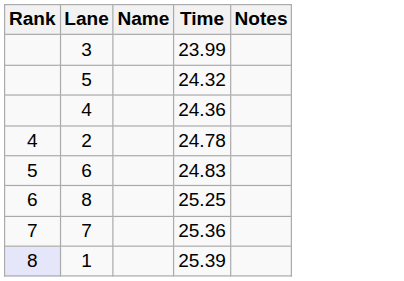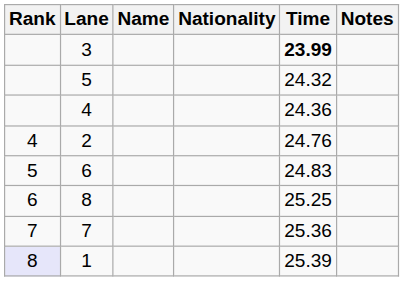+ column: (227, 19)
(202, 49) normal -> (308, 49) bold
(202, 140) 24.78 -> (308, 140) 24.76
